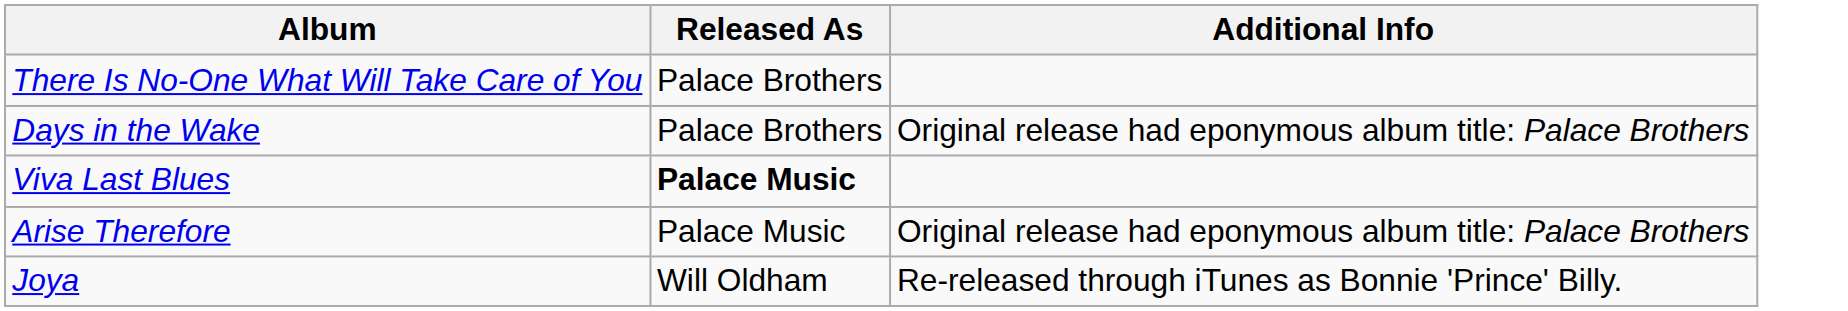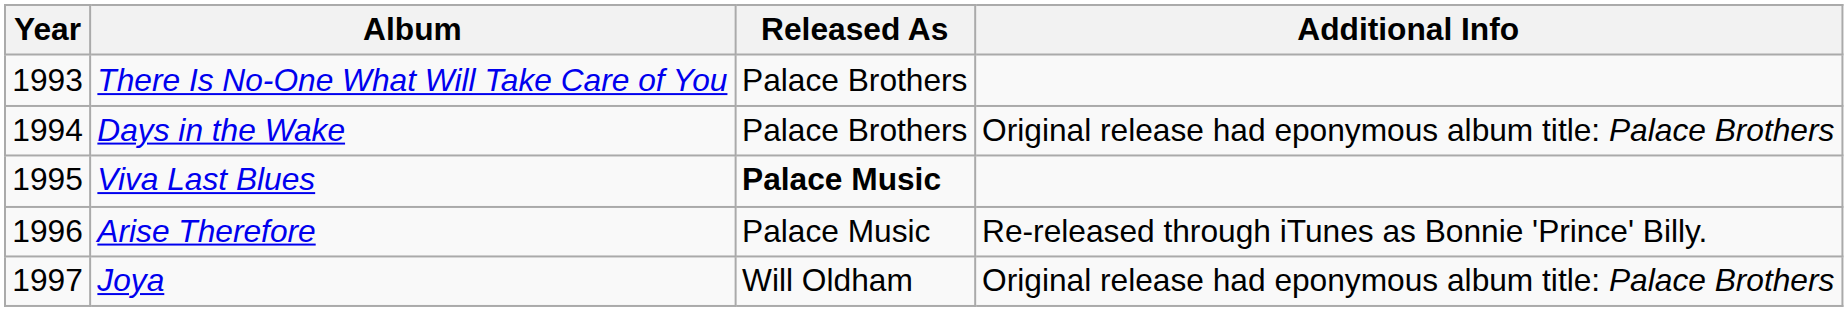+ column: (48, 29)
(1323, 230) Original release had eponymous album title: Palace Brothers -> (1345, 230) Re-released through iTunes as Bonnie 'Prince' Billy.
(1260, 280) Re-released through iTunes as Bonnie 'Prince' Billy. -> (1408, 280) Original release had eponymous album title: Palace Brothers
